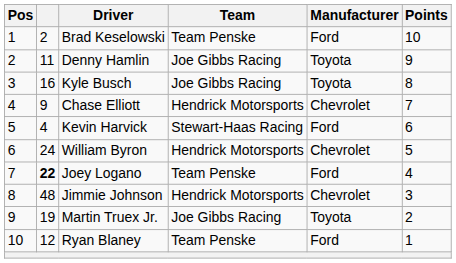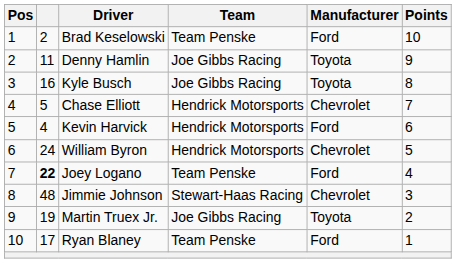(44, 105) 9 -> (44, 105) 5
(237, 127) Stewart-Haas Racing -> (238, 127) Hendrick Motorsports
(238, 195) Hendrick Motorsports -> (237, 195) Stewart-Haas Racing
(47, 240) 12 -> (47, 240) 17
